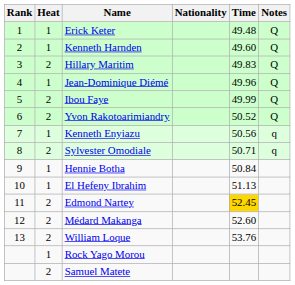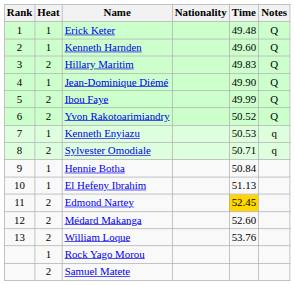(244, 82) 49.96 -> (244, 82) 49.90
(244, 133) 50.56 -> (244, 133) 50.53
